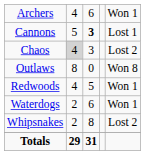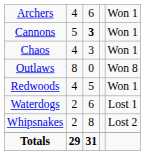(123, 31) Lost 1 -> (123, 31) Won 1
(74, 50) lightgrey background -> (74, 50) no background
(123, 50) Lost 2 -> (123, 50) Won 1
(123, 104) Won 1 -> (123, 104) Lost 1
